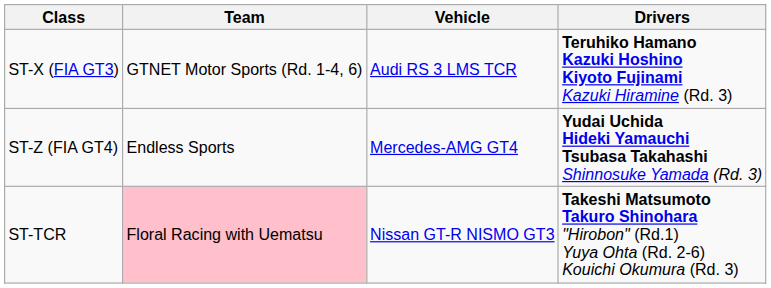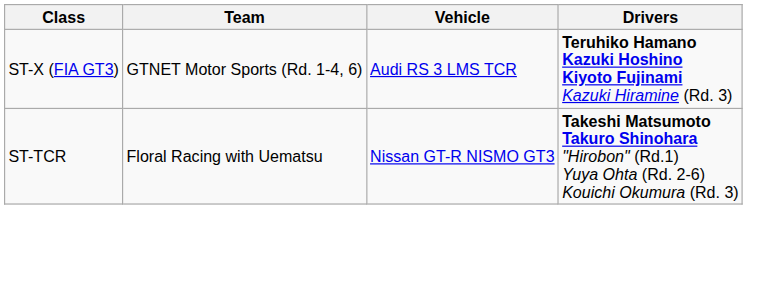- row: (63, 147)
(225, 234) pink background -> (225, 156) no background
